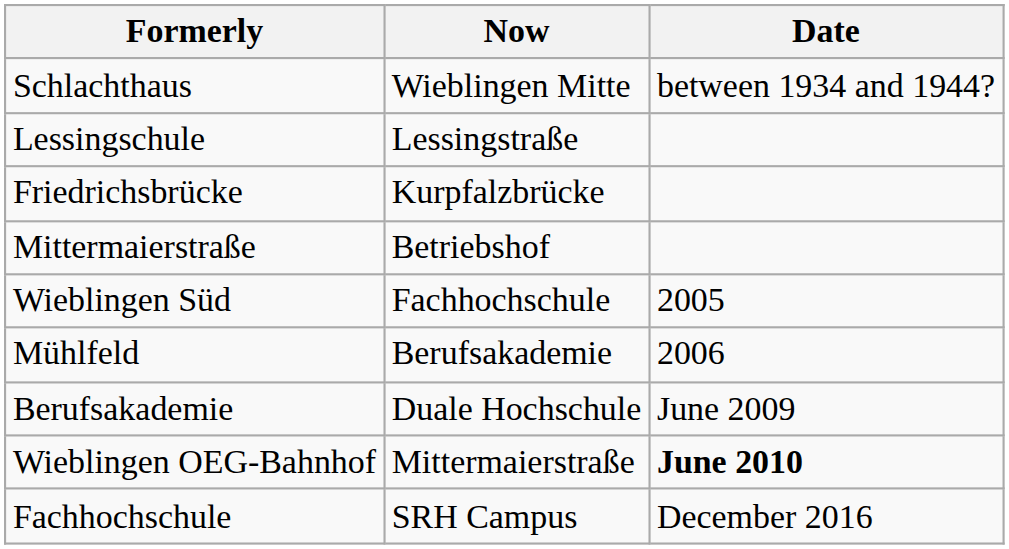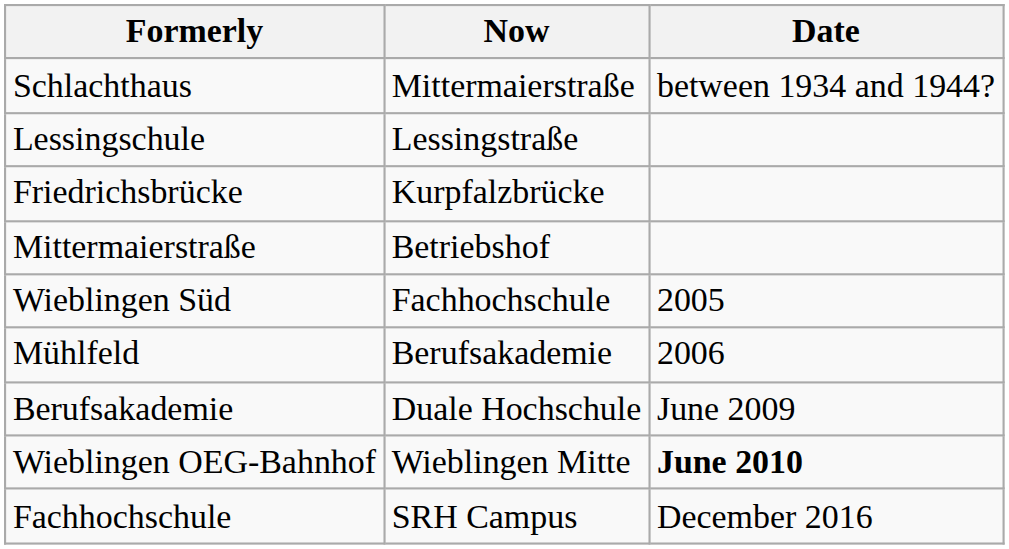(511, 85) Wieblingen Mitte -> (513, 85) Mittermaierstraße
(513, 461) Mittermaierstraße -> (511, 461) Wieblingen Mitte
